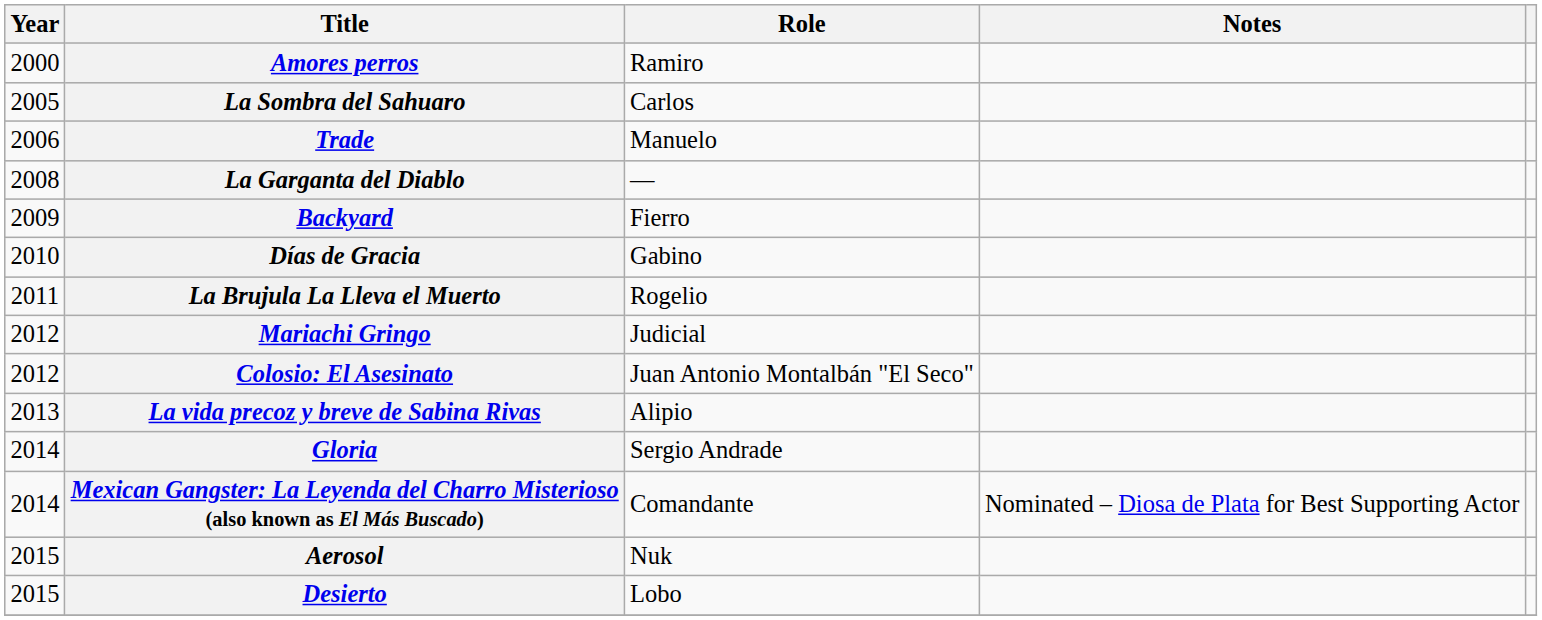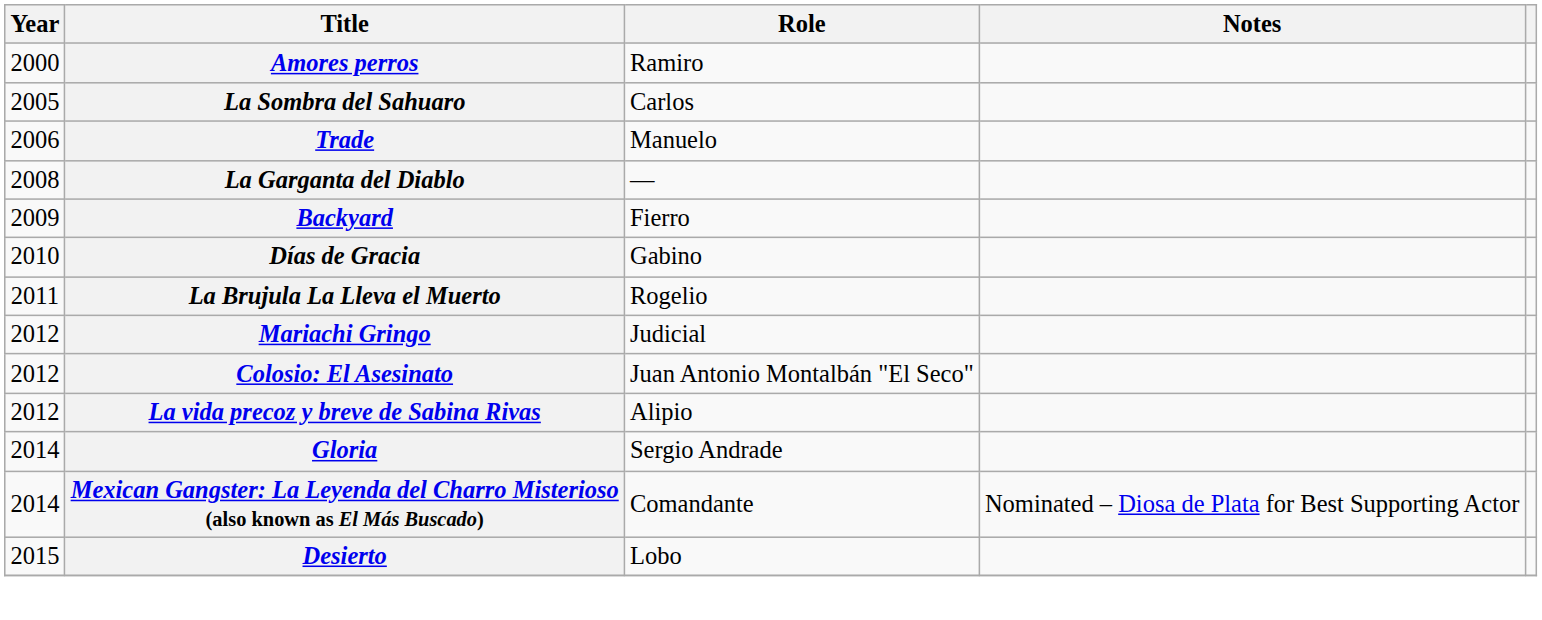(35, 412) 2013 -> (35, 412) 2012
- row: (345, 556)
